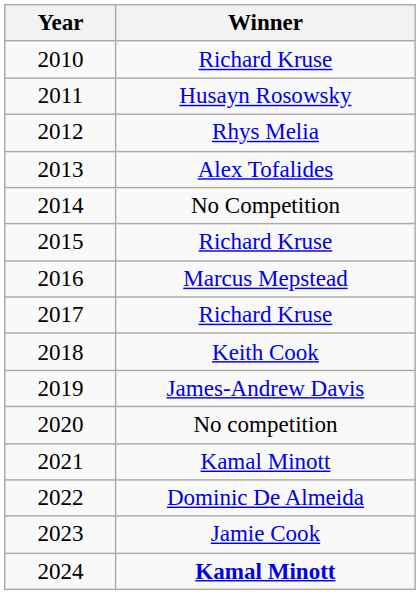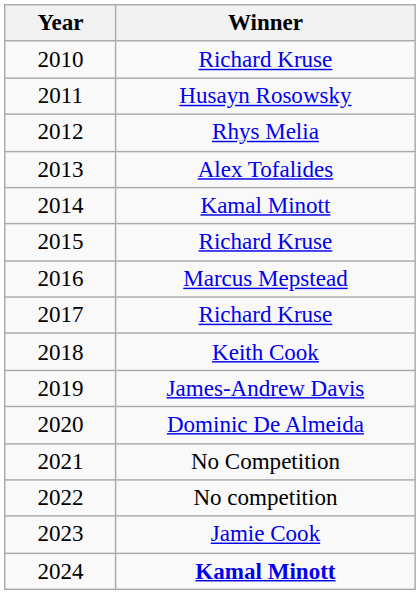(265, 205) No Competition -> (265, 205) Kamal Minott
(265, 424) No competition -> (265, 424) Dominic De Almeida
(265, 461) Kamal Minott -> (265, 461) No Competition
(265, 497) Dominic De Almeida -> (265, 497) No competition
